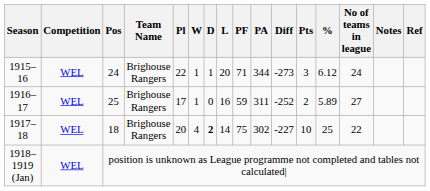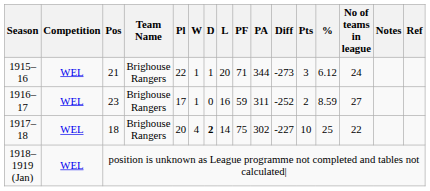(113, 72) 24 -> (113, 72) 21
(113, 101) 25 -> (113, 101) 23
(327, 101) 5.89 -> (327, 101) 8.59
